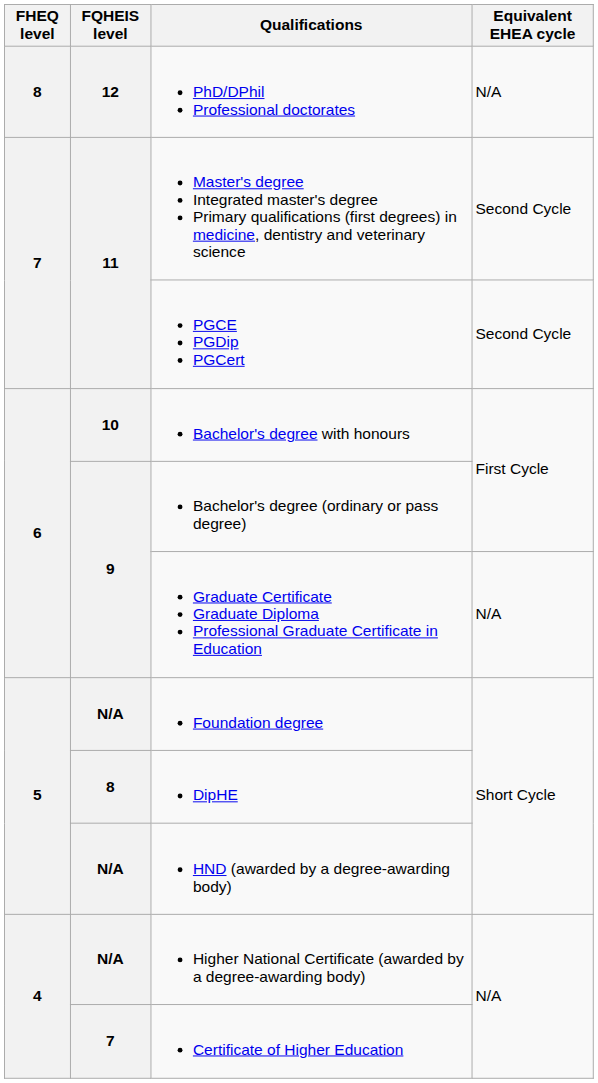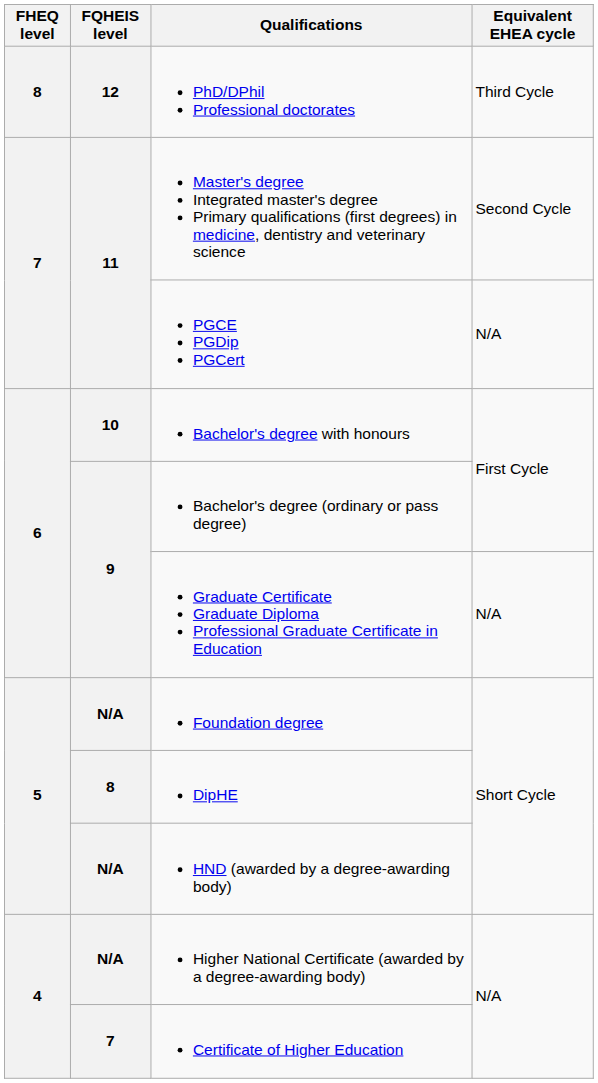(488, 91) N/A -> (515, 91) Third Cycle
(523, 334) Second Cycle -> (488, 334) N/A
